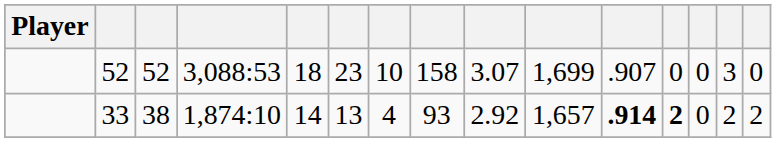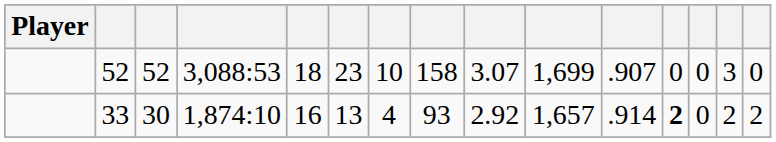(156, 114) 38 -> (156, 114) 30
(308, 114) 14 -> (308, 114) 16
(632, 114) bold -> (632, 114) normal
